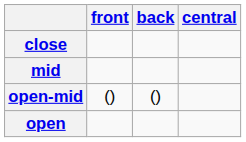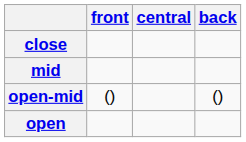columns swapped: (209, 17) <-> (155, 17)
